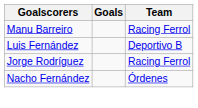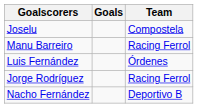+ row: (22, 29)
(155, 45) Deportivo B -> (148, 62) Órdenes
(148, 78) Órdenes -> (155, 95) Deportivo B
